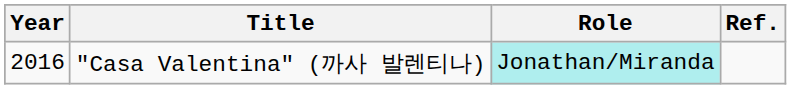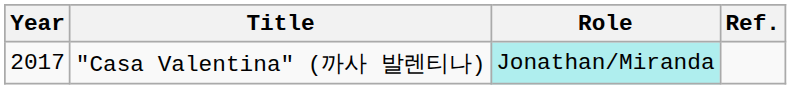(38, 63) 2016 -> (38, 63) 2017
